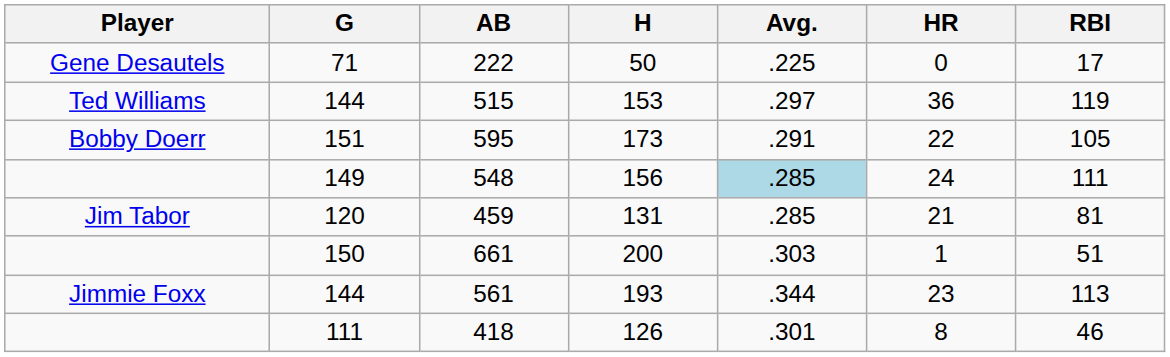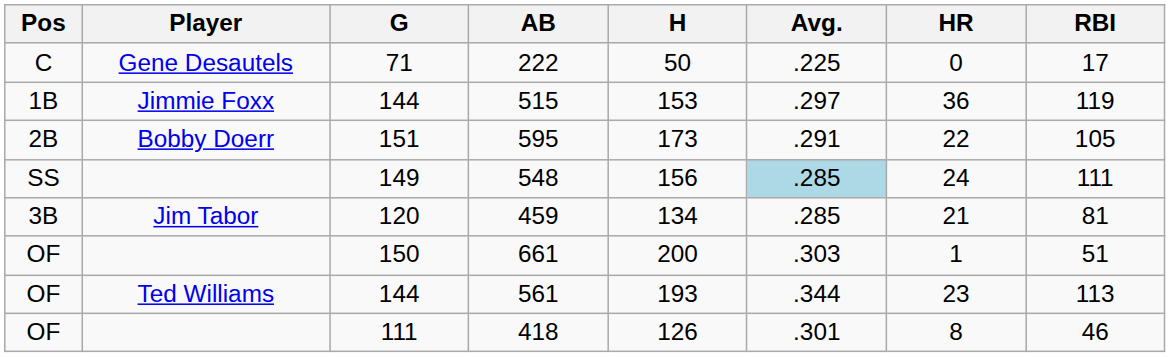+ column: (43, 23)
(137, 100) Ted Williams -> (206, 100) Jimmie Foxx
(643, 216) 131 -> (678, 216) 134
(137, 293) Jimmie Foxx -> (206, 293) Ted Williams
